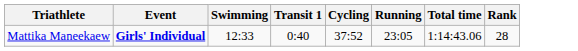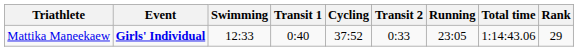+ column: (399, 15)
(502, 35) 28 -> (556, 35) 29
